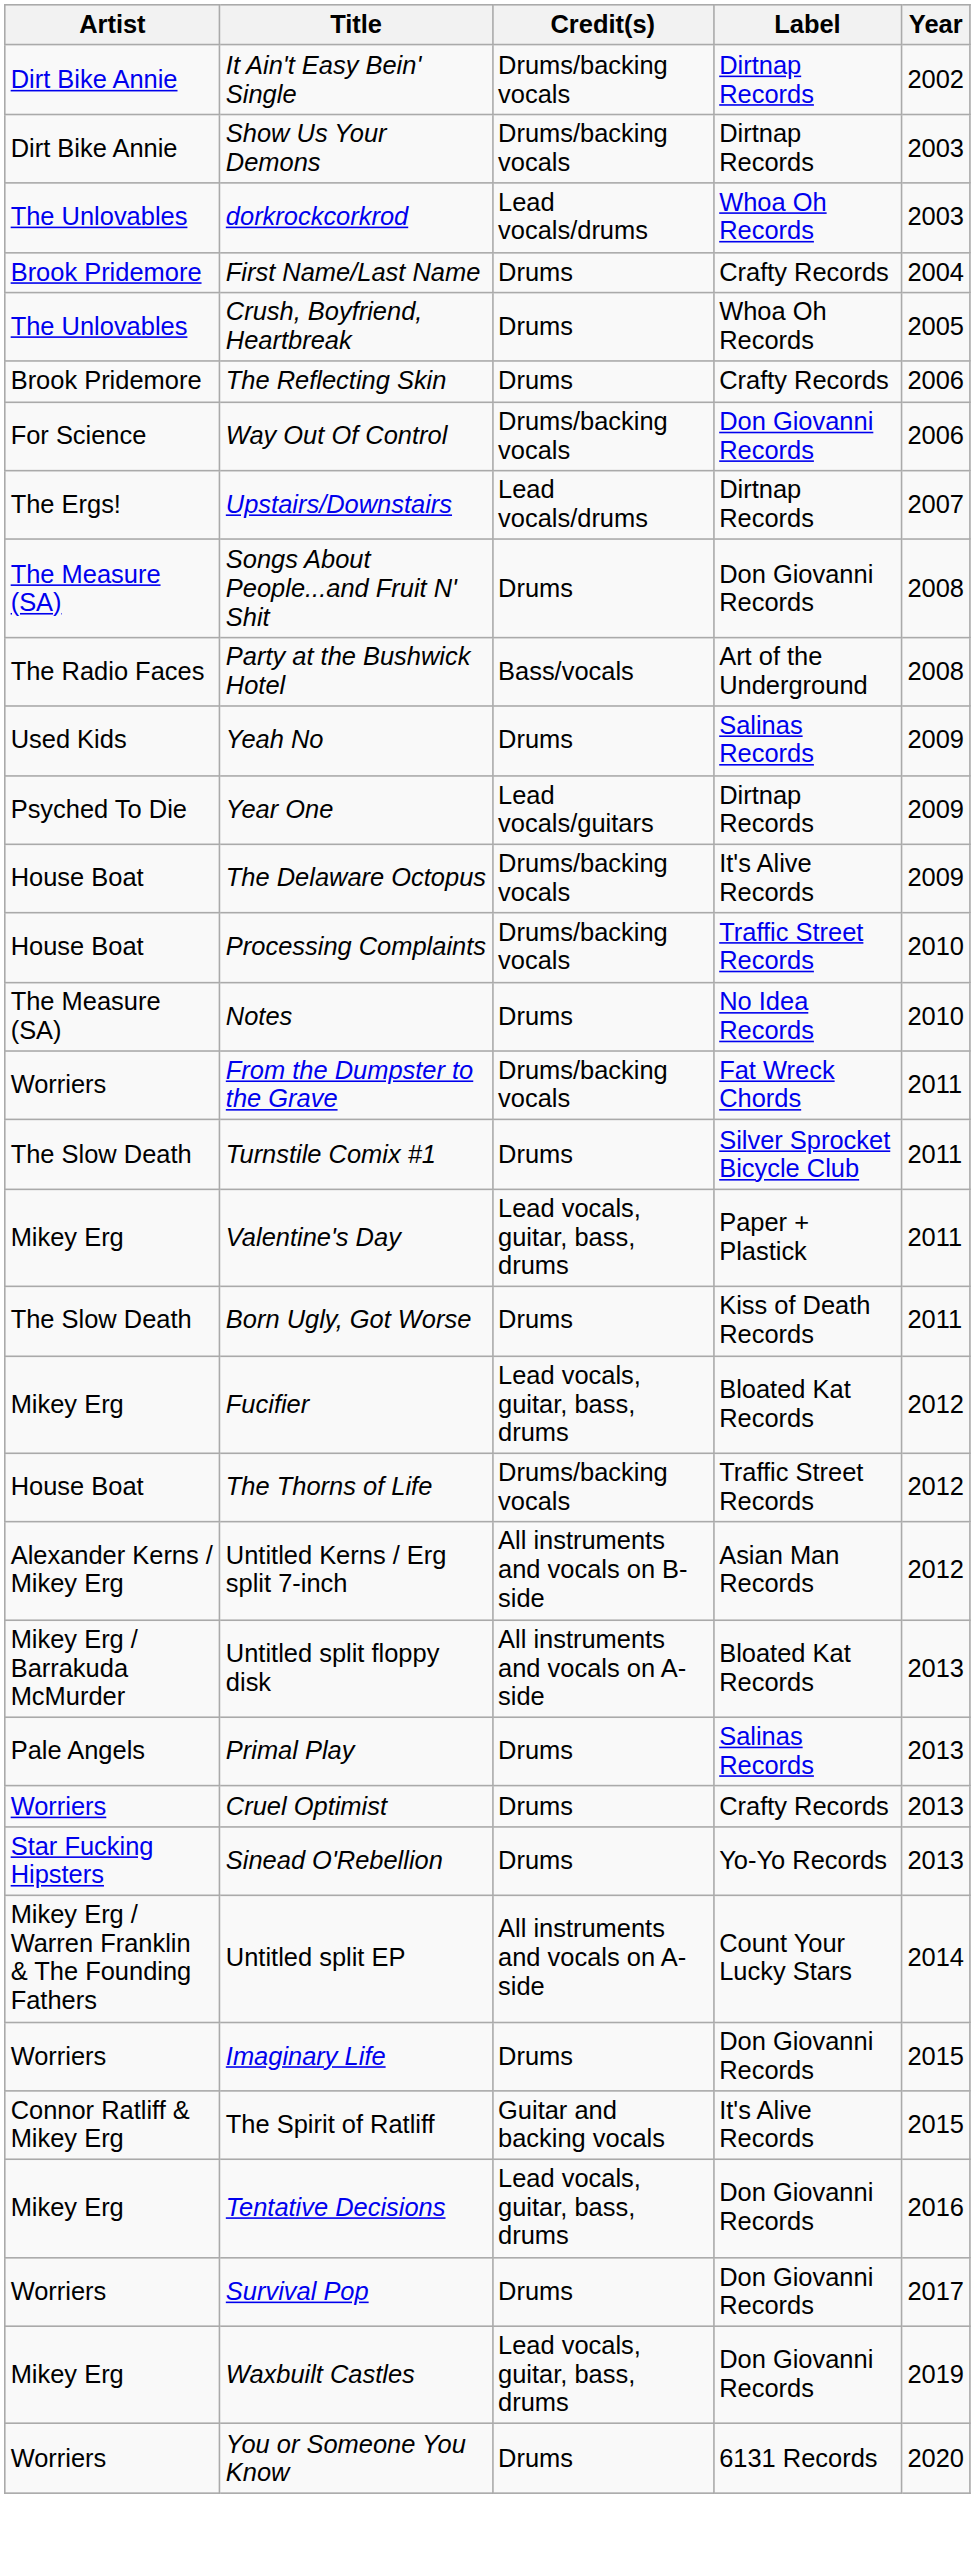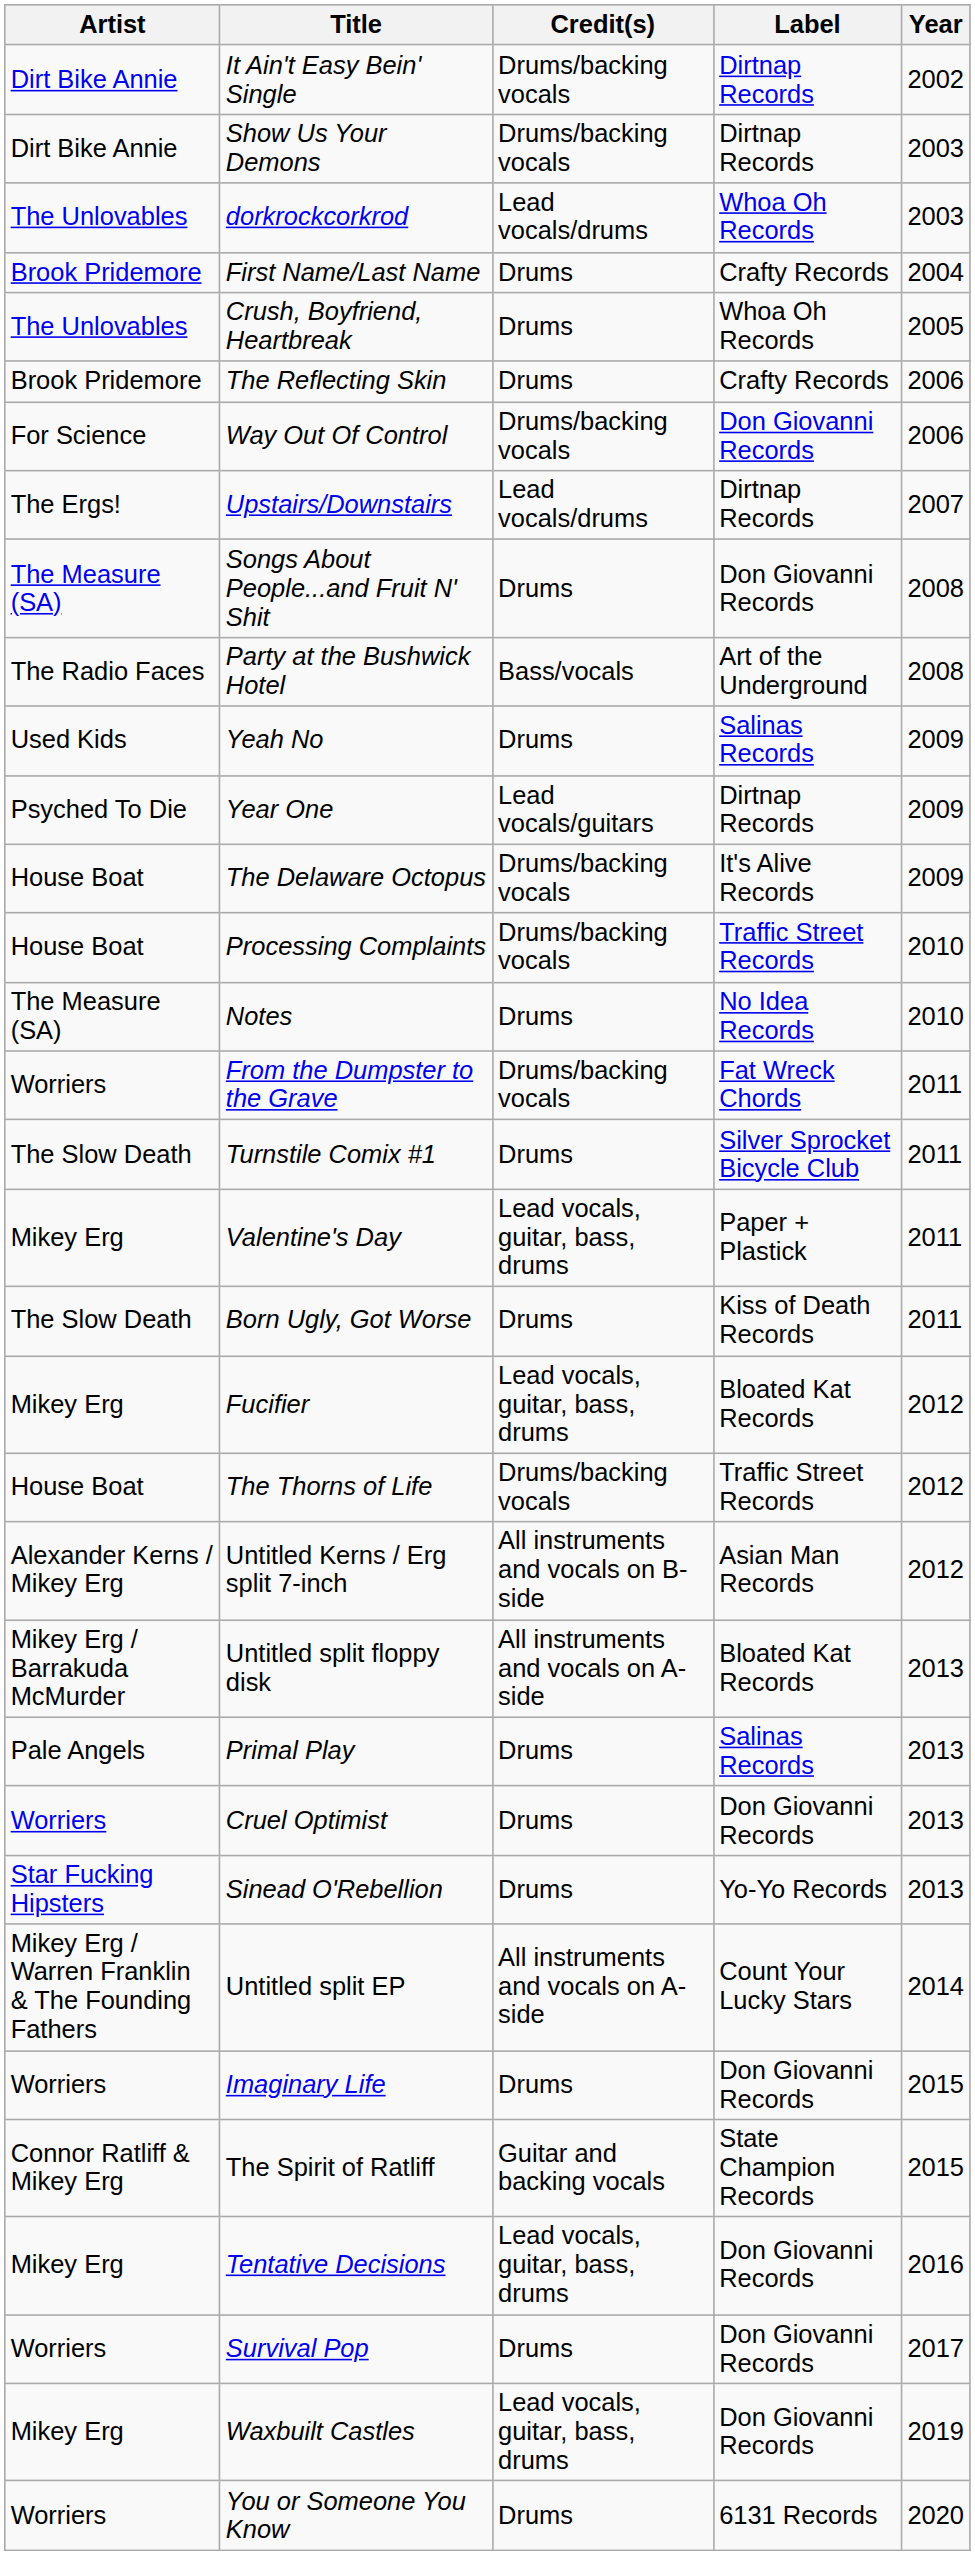(804, 1806) Crafty Records -> (796, 1820) Don Giovanni Records
(767, 2124) It's Alive Records -> (777, 2167) State Champion Records
